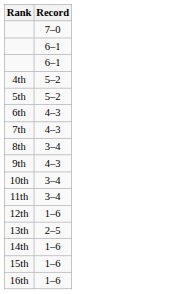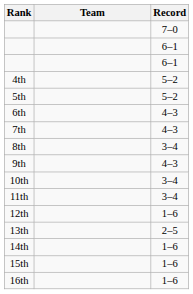+ column: (92, 12)
